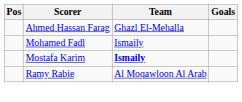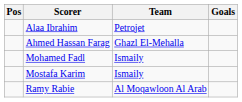+ row: (52, 27)
(130, 58) bold -> (129, 74) normal
